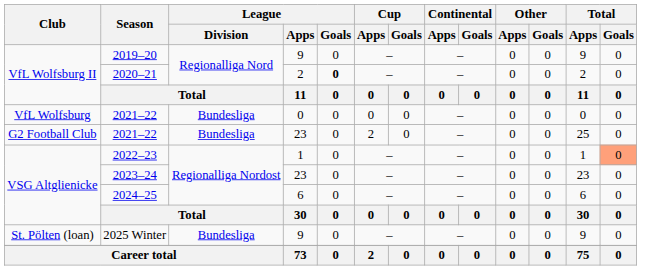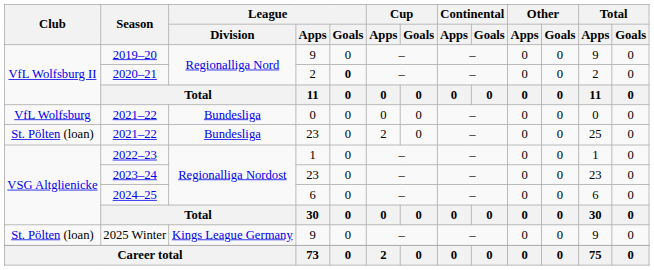(52, 134) G2 Football Club -> (52, 134) St. Pölten (loan)
(618, 154) lightsalmon background -> (631, 154) no background
(226, 235) Bundesliga -> (232, 235) Kings League Germany
